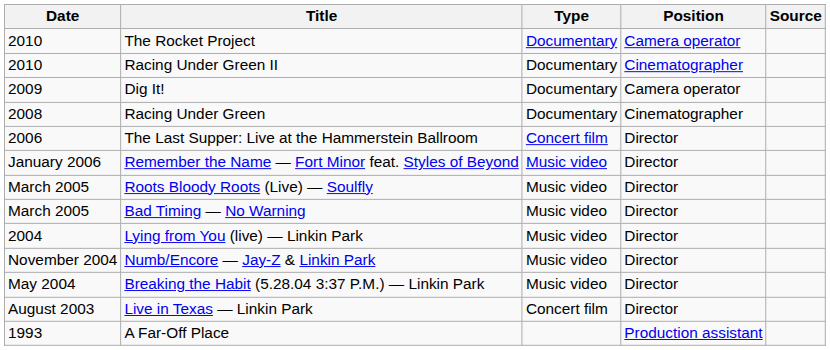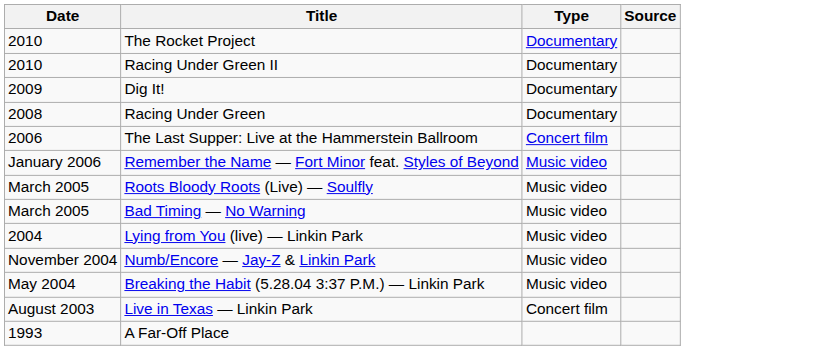- column: (693, 16)
